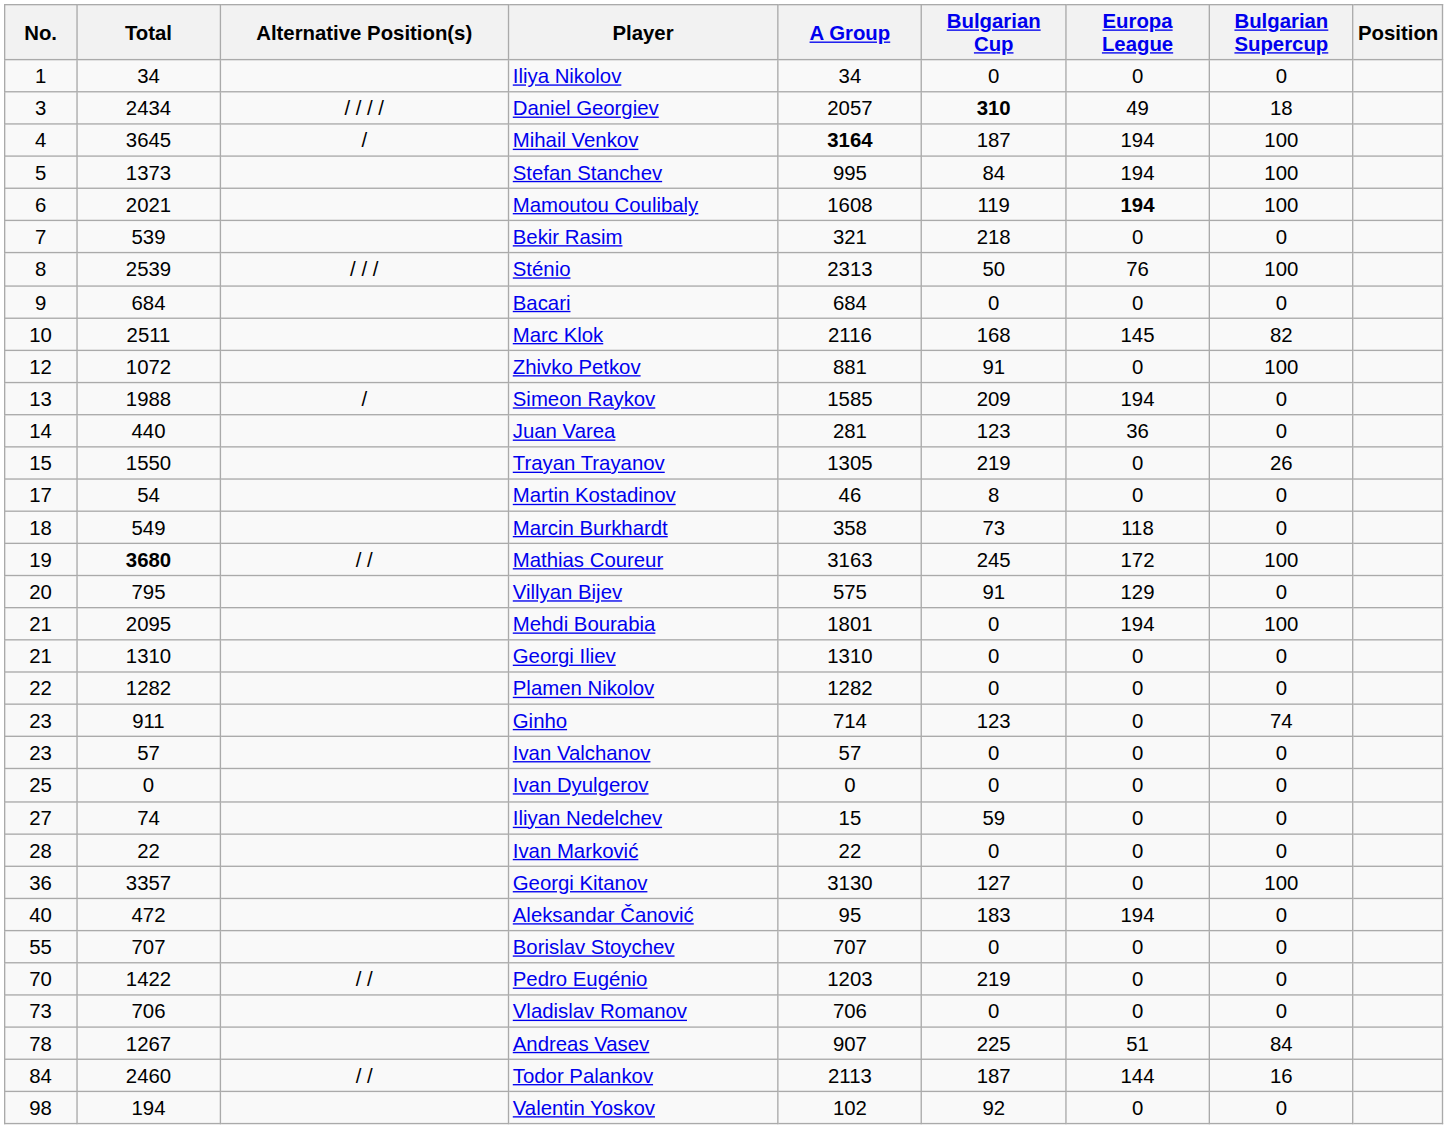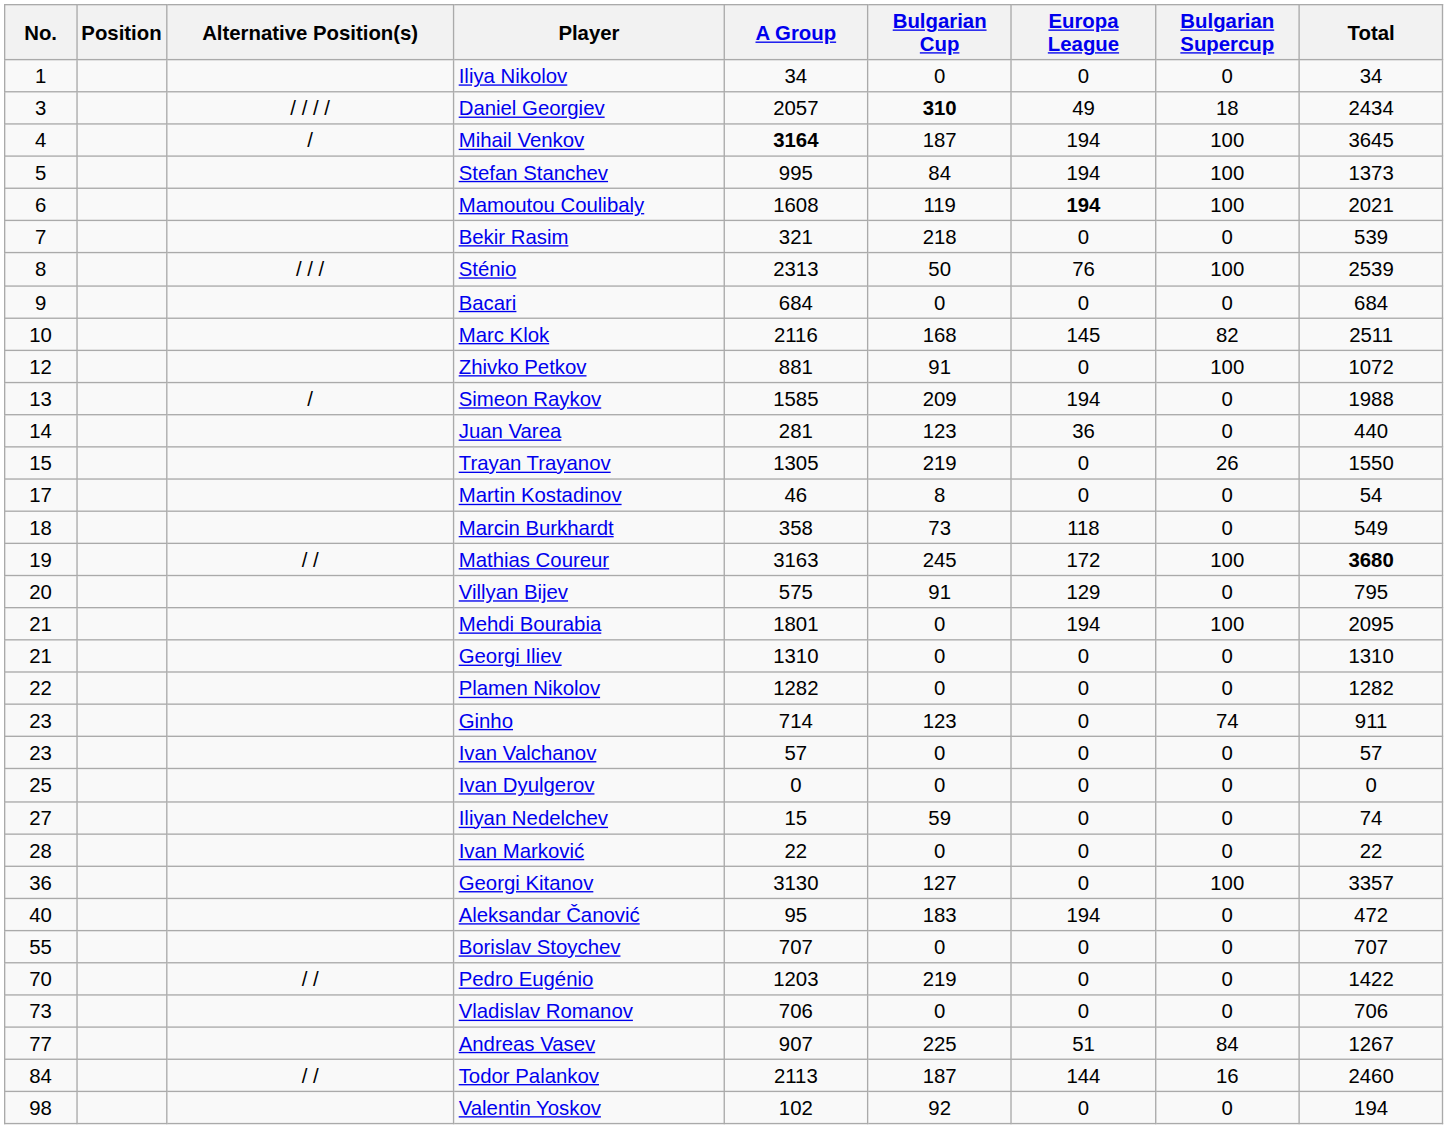columns swapped: (1398, 32) <-> (148, 32)
(41, 1043) 78 -> (41, 1043) 77
